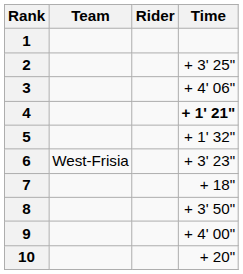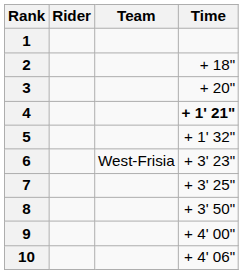columns swapped: (155, 16) <-> (90, 16)
(210, 64) + 3' 25" -> (217, 64) + 18"
(210, 88) + 4' 06" -> (217, 88) + 20"
(217, 185) + 18" -> (210, 185) + 3' 25"
(217, 257) + 20" -> (210, 257) + 4' 06"
